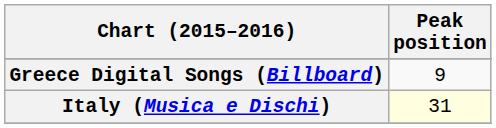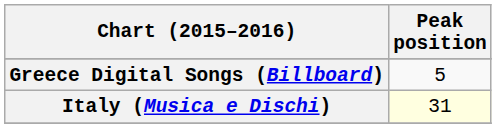(440, 75) 9 -> (440, 75) 5
